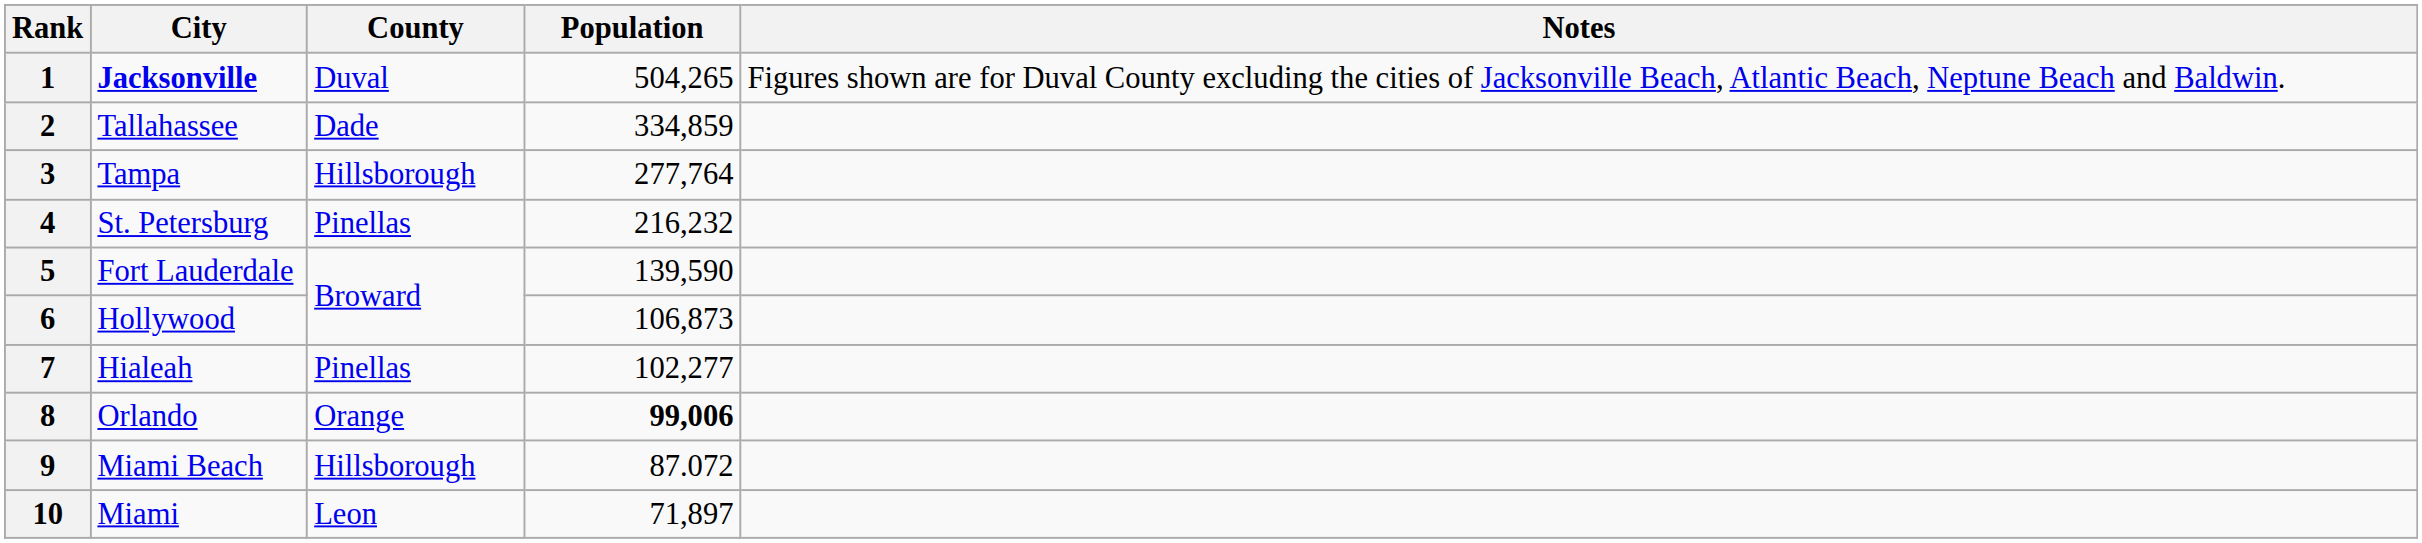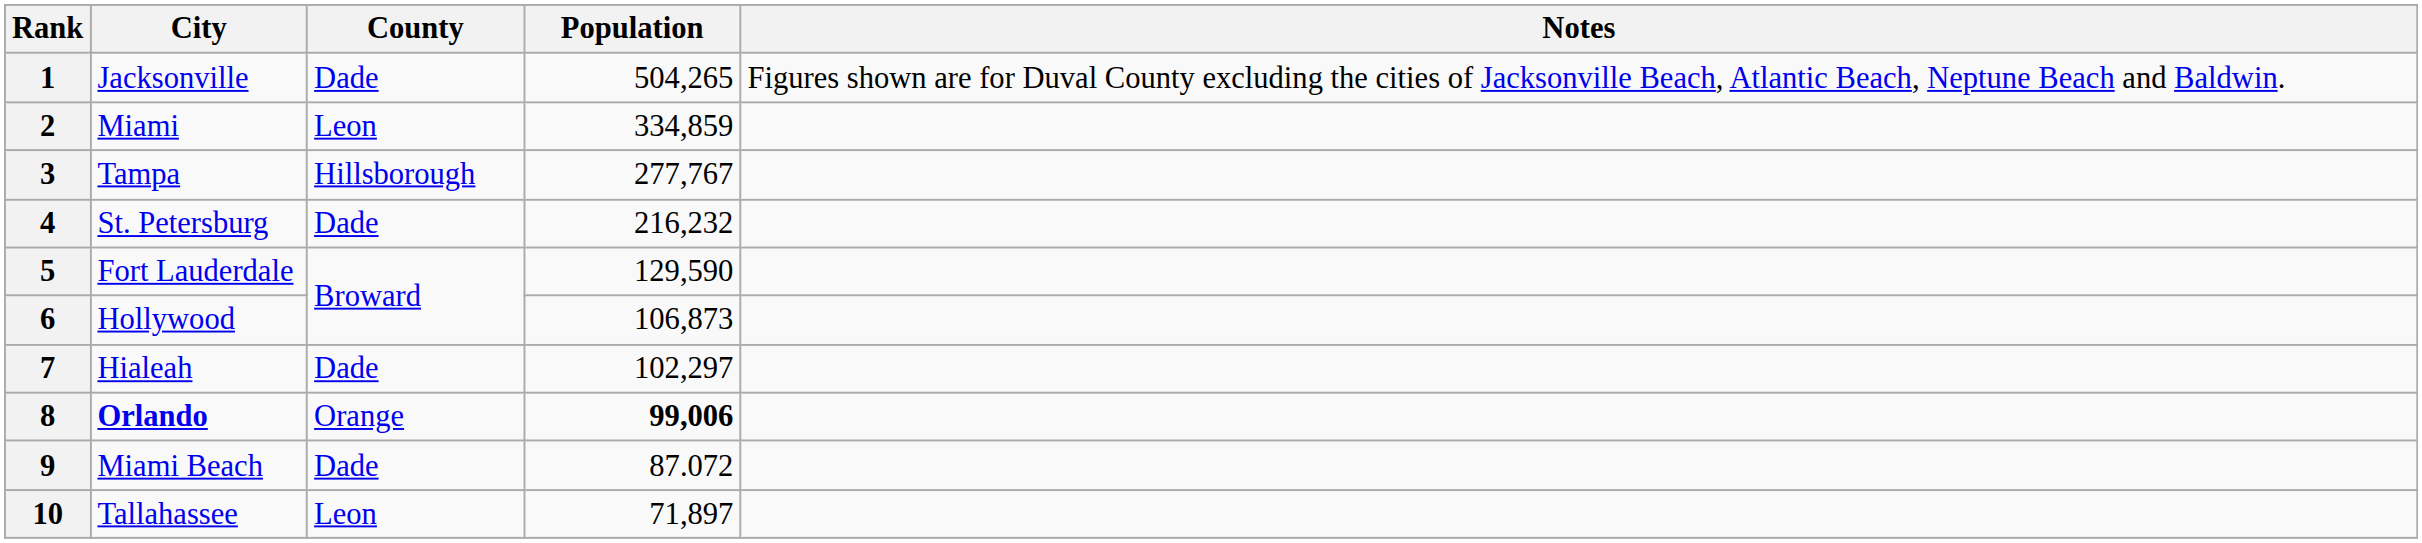(177, 77) bold -> (173, 77) normal
(352, 77) Duval -> (346, 77) Dade
(168, 125) Tallahassee -> (138, 125) Miami
(346, 125) Dade -> (346, 125) Leon
(684, 174) 277,764 -> (684, 174) 277,767
(363, 222) Pinellas -> (346, 222) Dade
(684, 271) 139,590 -> (684, 271) 129,590
(363, 367) Pinellas -> (346, 367) Dade
(684, 367) 102,277 -> (684, 367) 102,297
(148, 416) normal -> (153, 416) bold
(395, 464) Hillsborough -> (346, 464) Dade
(138, 513) Miami -> (168, 513) Tallahassee
